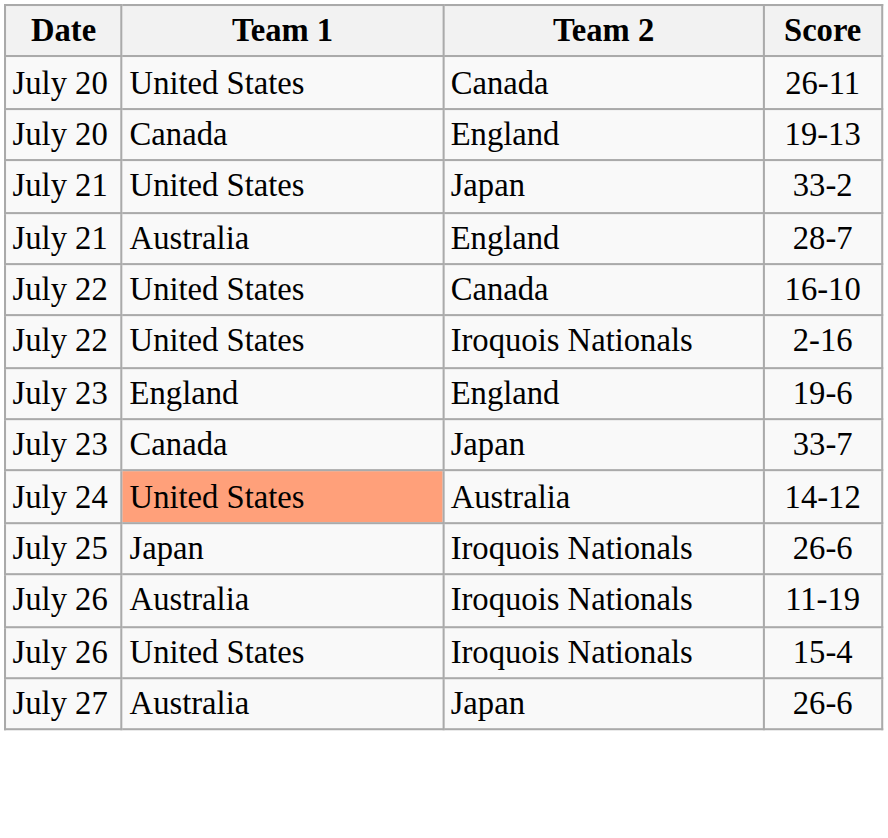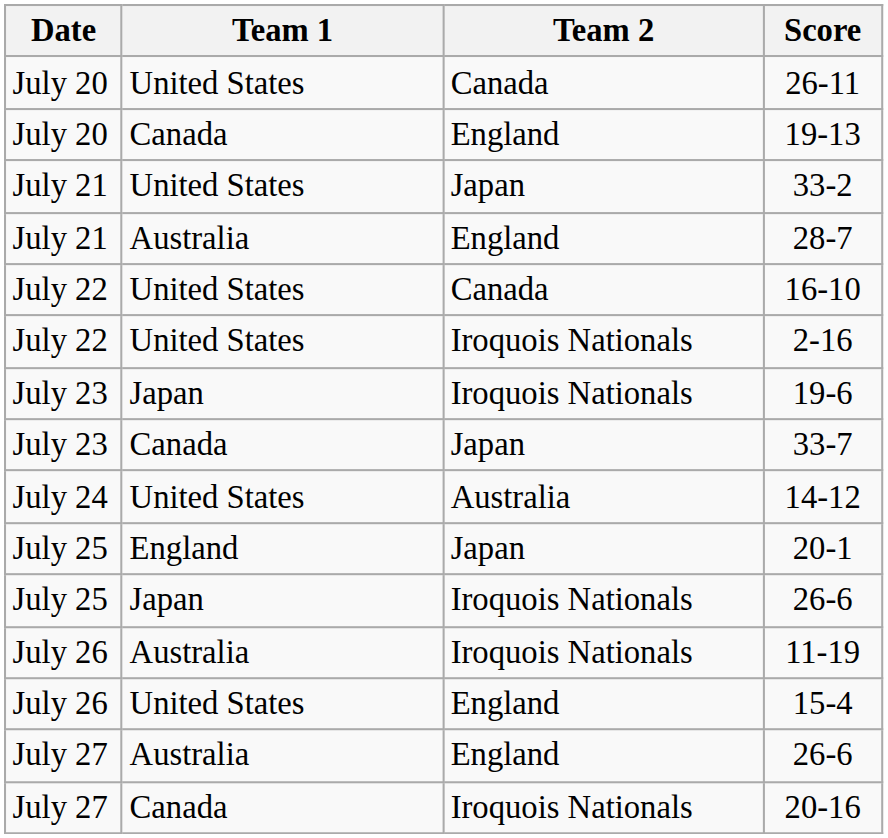(184, 392) England -> (167, 392) Japan
(505, 392) England -> (572, 392) Iroquois Nationals
(217, 496) lightsalmon background -> (217, 496) no background
+ row: (60, 548)
(572, 651) Iroquois Nationals -> (505, 703) England
(488, 703) Japan -> (505, 755) England
+ row: (60, 806)
